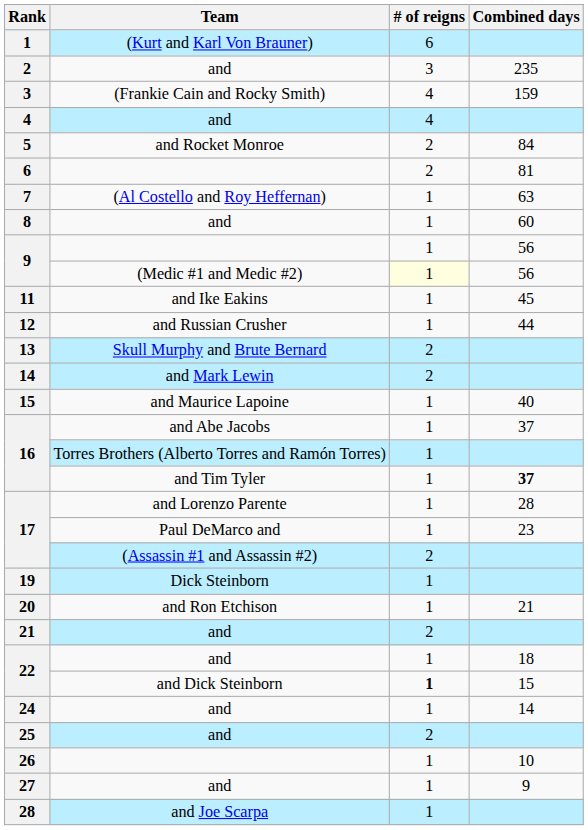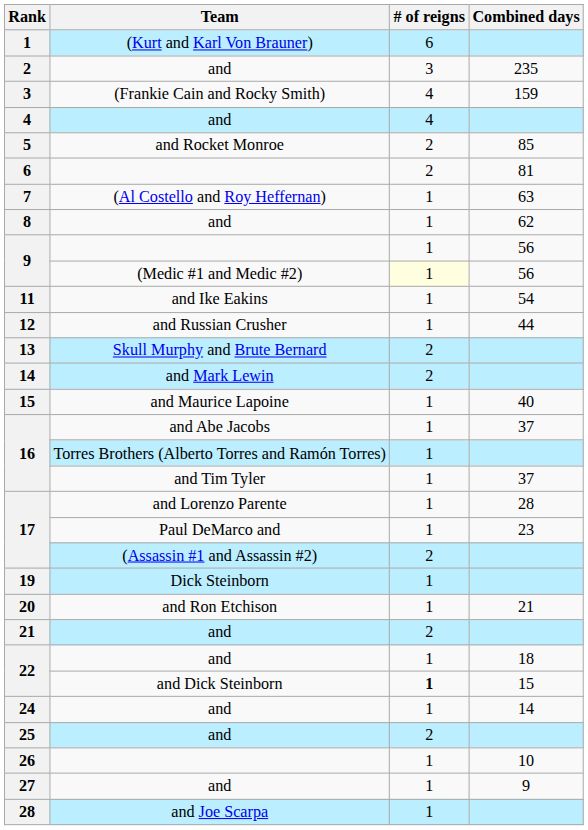(526, 145) 84 -> (526, 145) 85
(526, 222) 60 -> (526, 222) 62
(526, 299) 45 -> (526, 299) 54
(526, 478) bold -> (526, 478) normal
